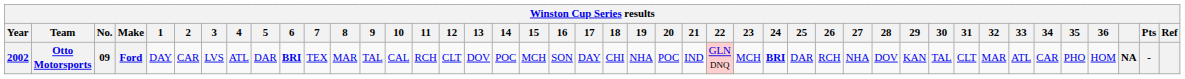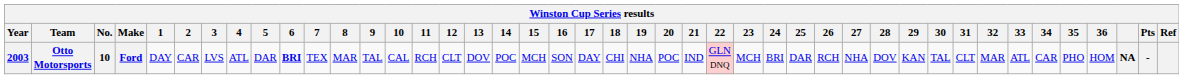(18, 58) 2002 -> (18, 58) 2003
(105, 58) 09 -> (105, 58) 10
(776, 58) bold -> (775, 58) normal
